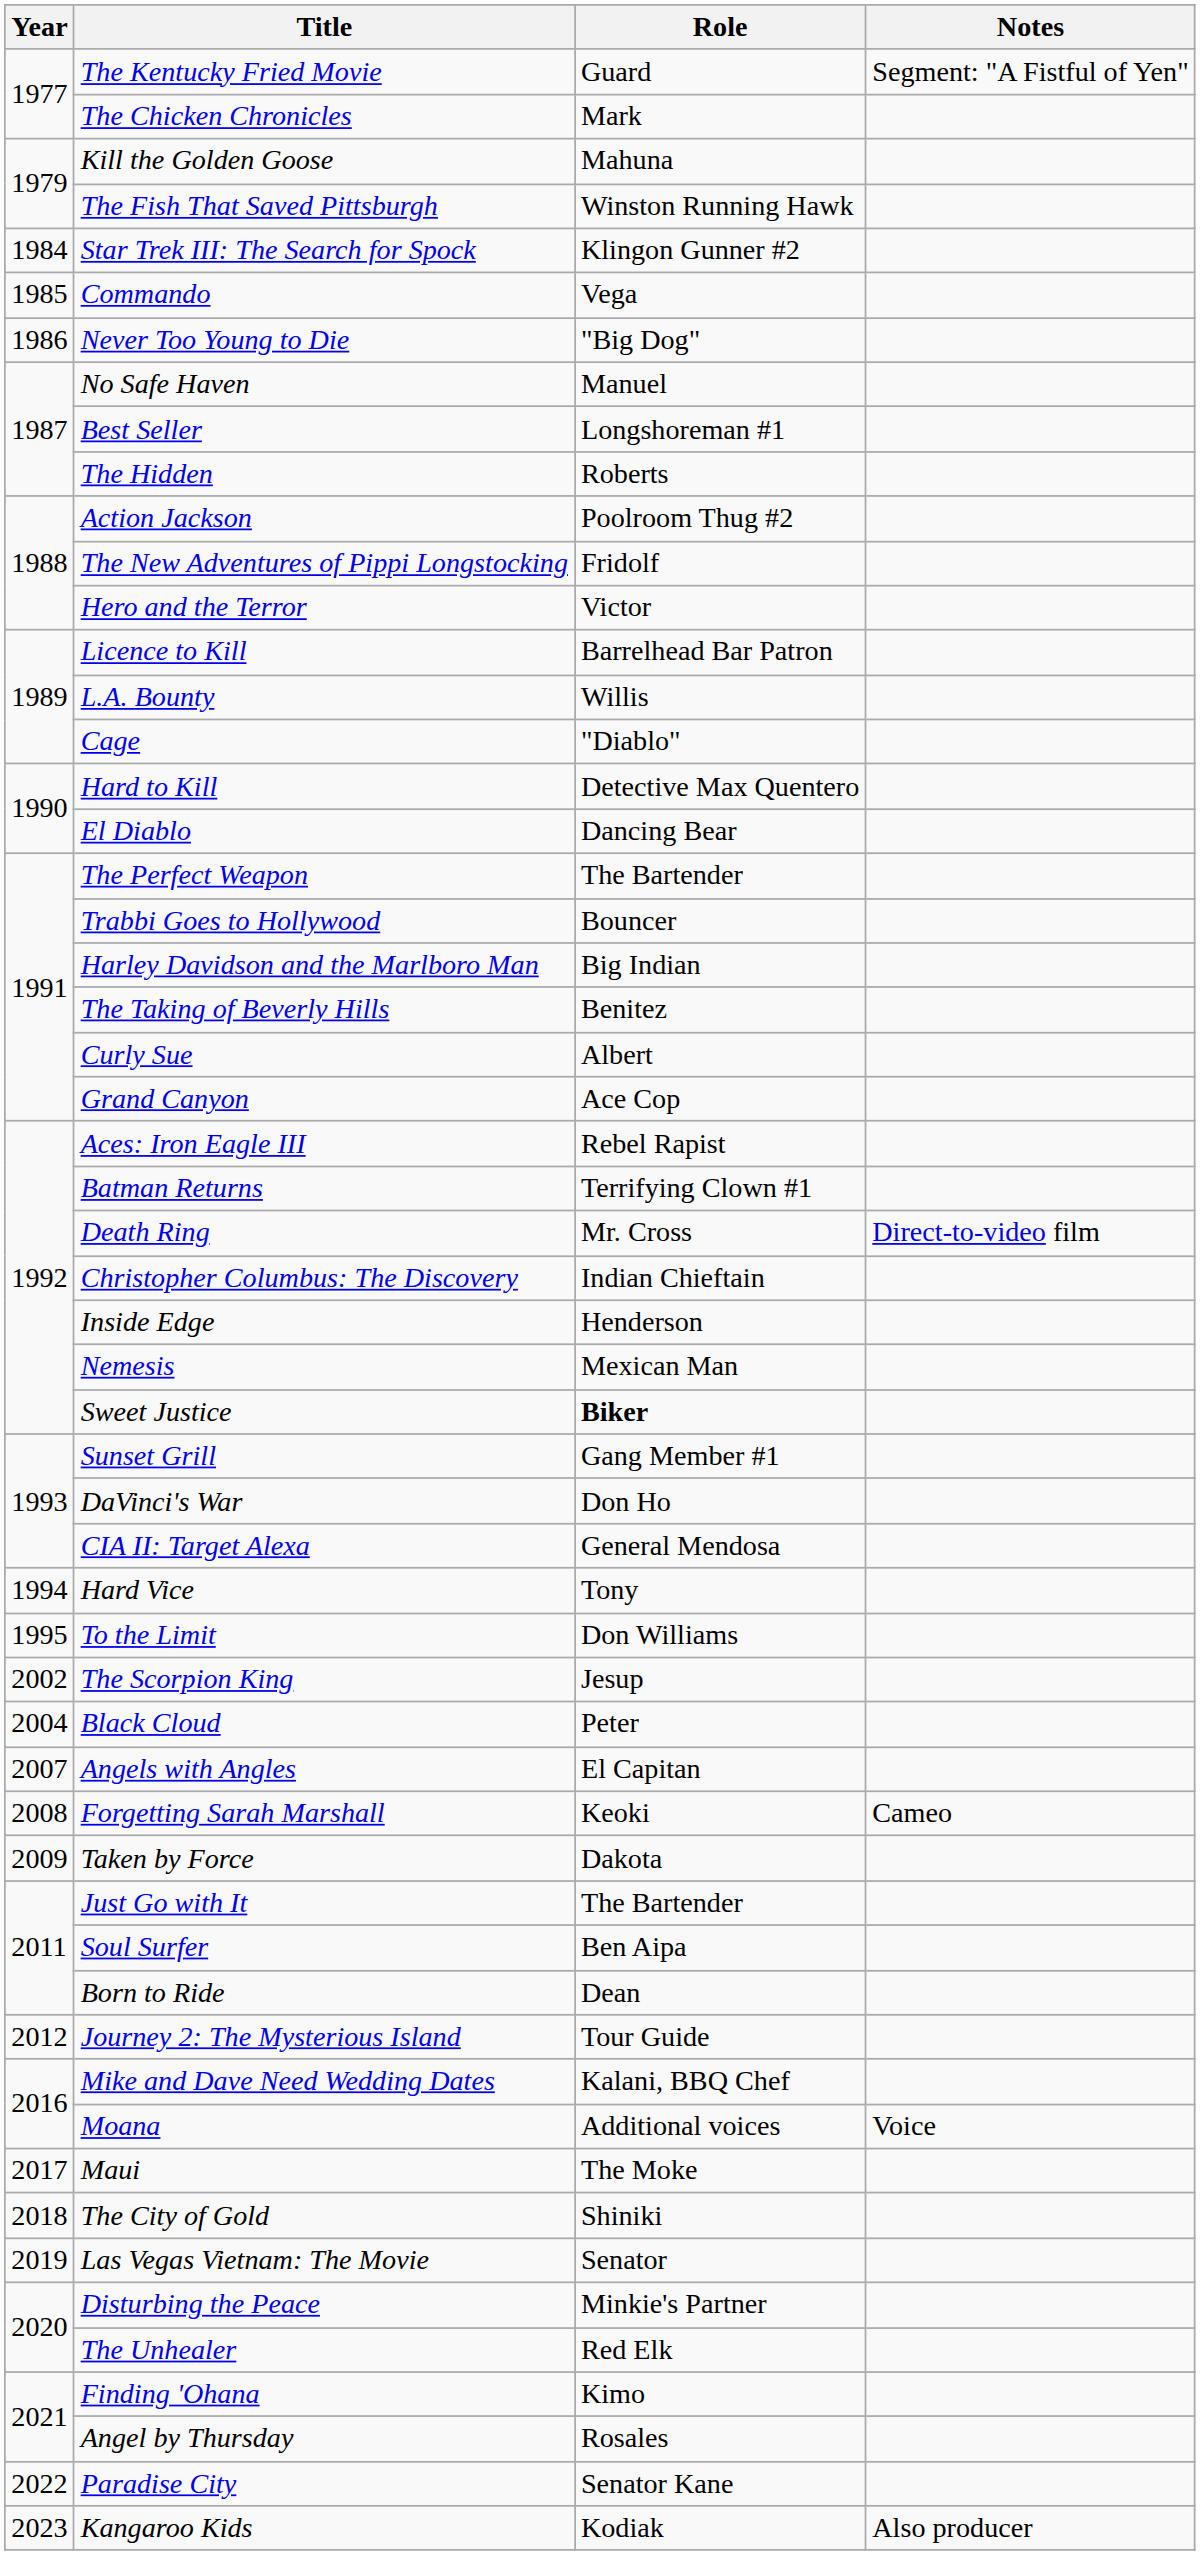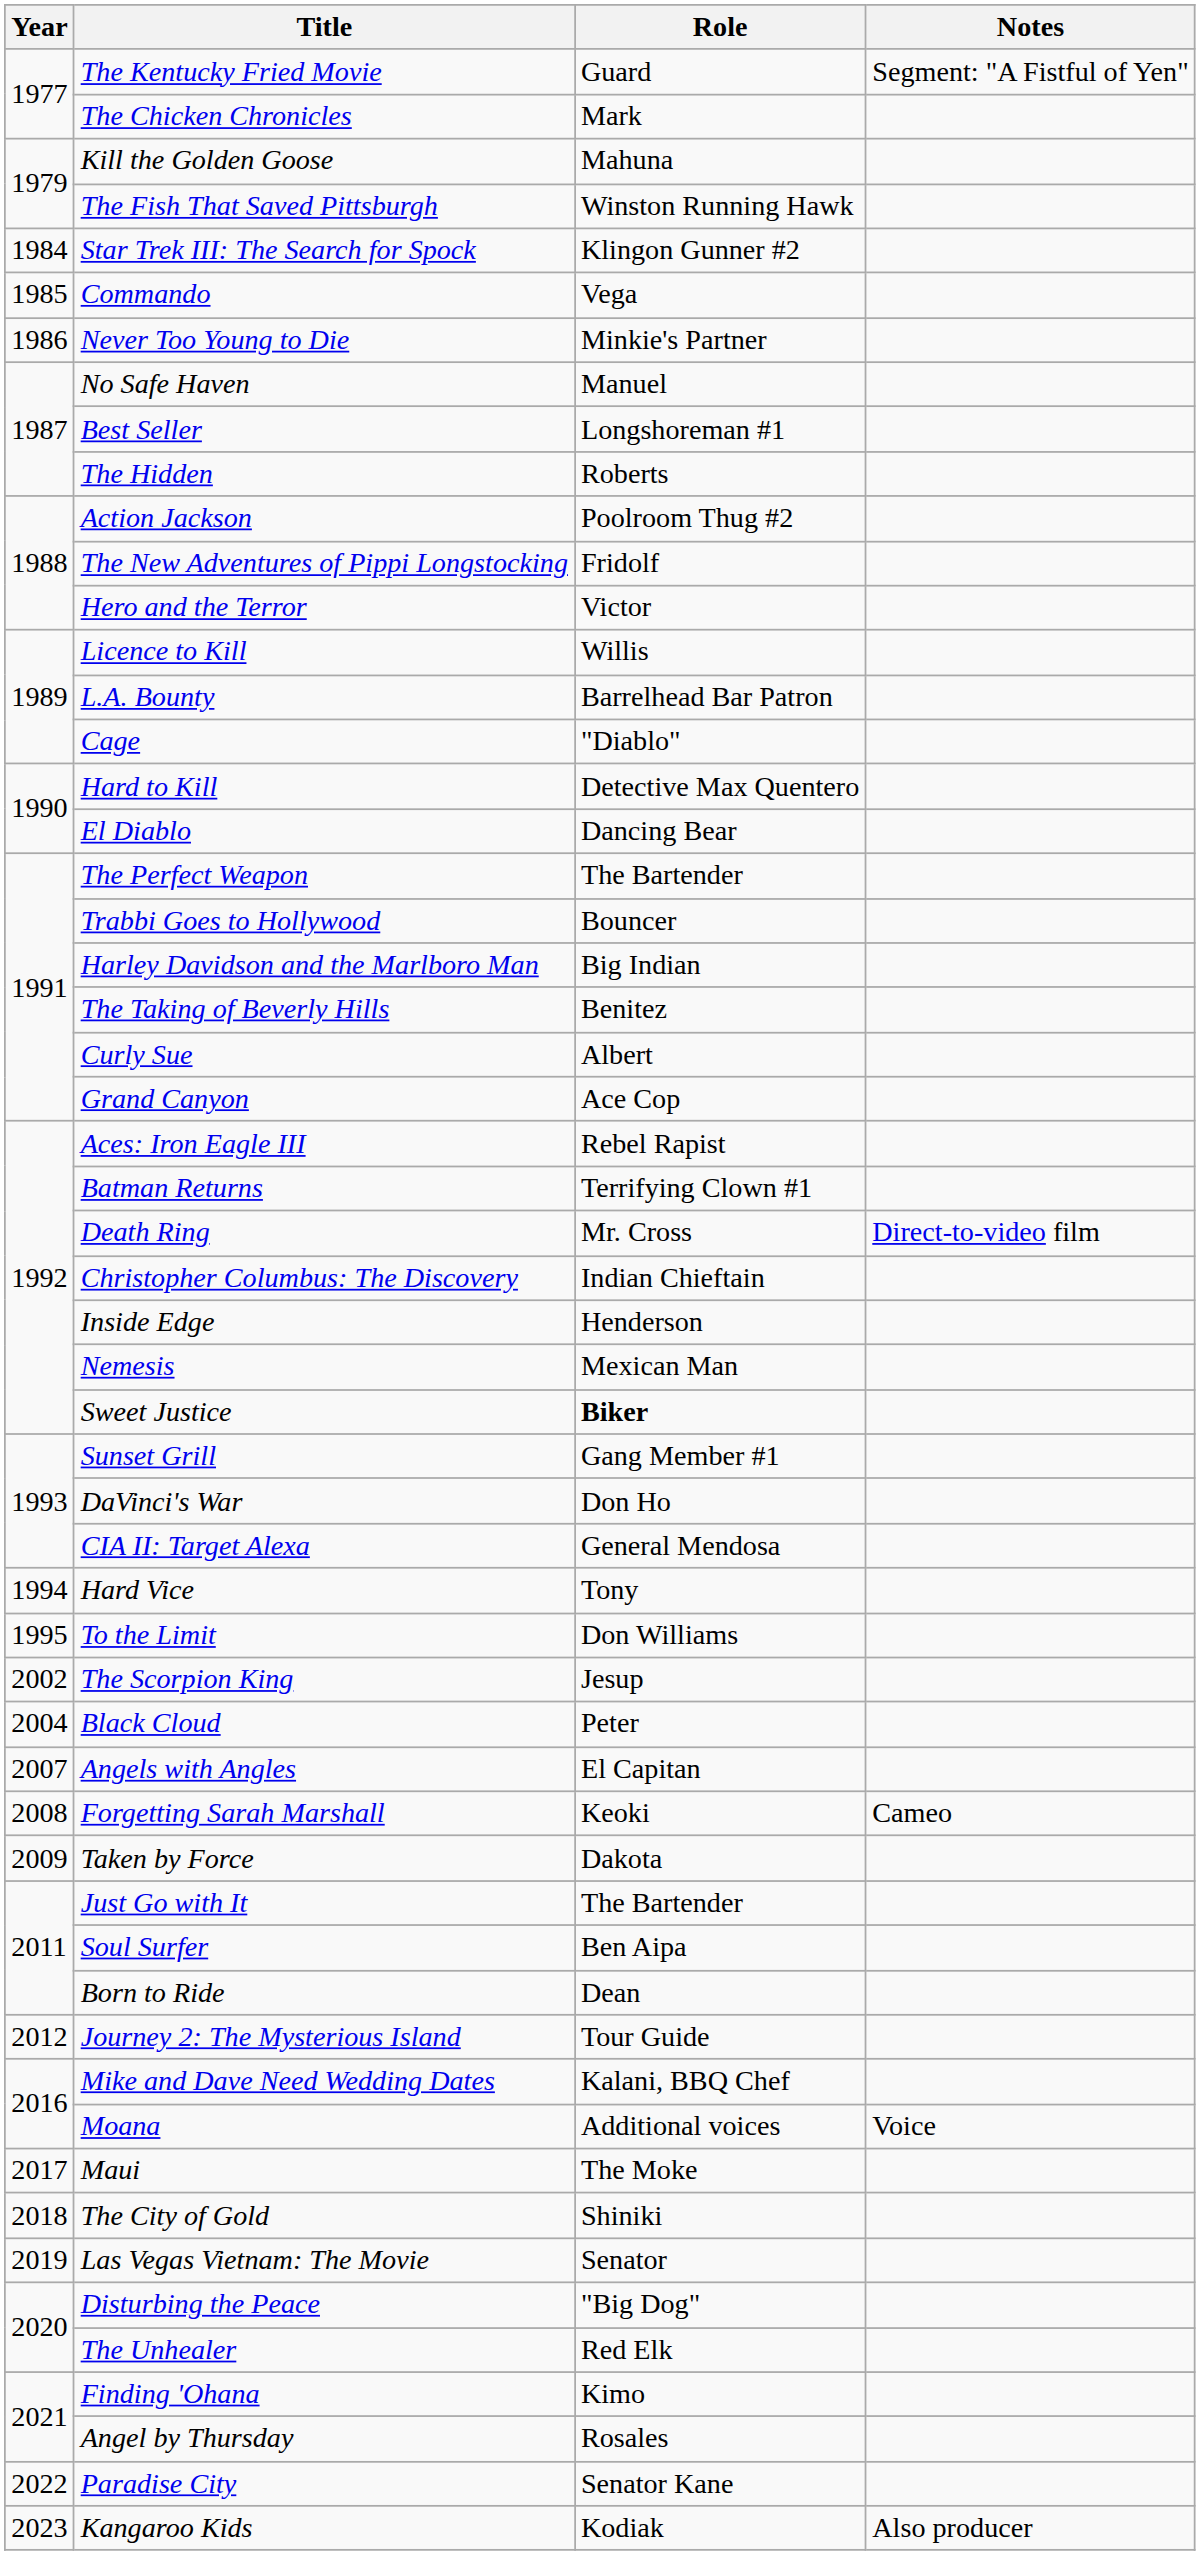(641, 339) "Big Dog" -> (674, 339) Minkie's Partner
(707, 652) Barrelhead Bar Patron -> (615, 652) Willis
(615, 696) Willis -> (707, 696) Barrelhead Bar Patron
(674, 2304) Minkie's Partner -> (641, 2304) "Big Dog"
